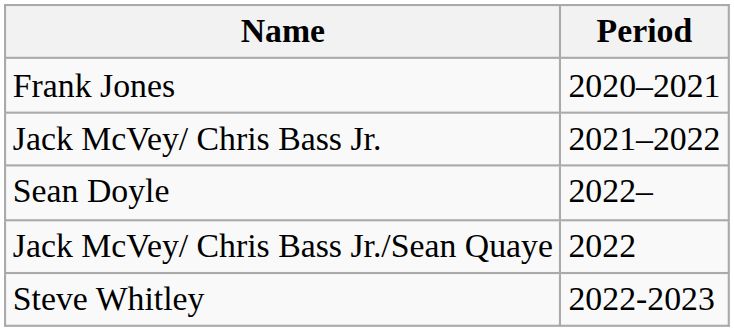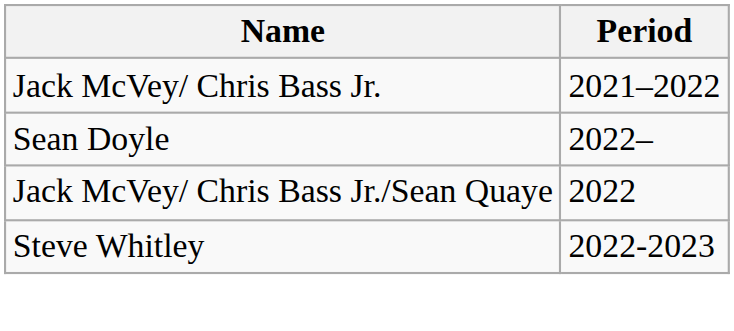- row: (94, 84)
